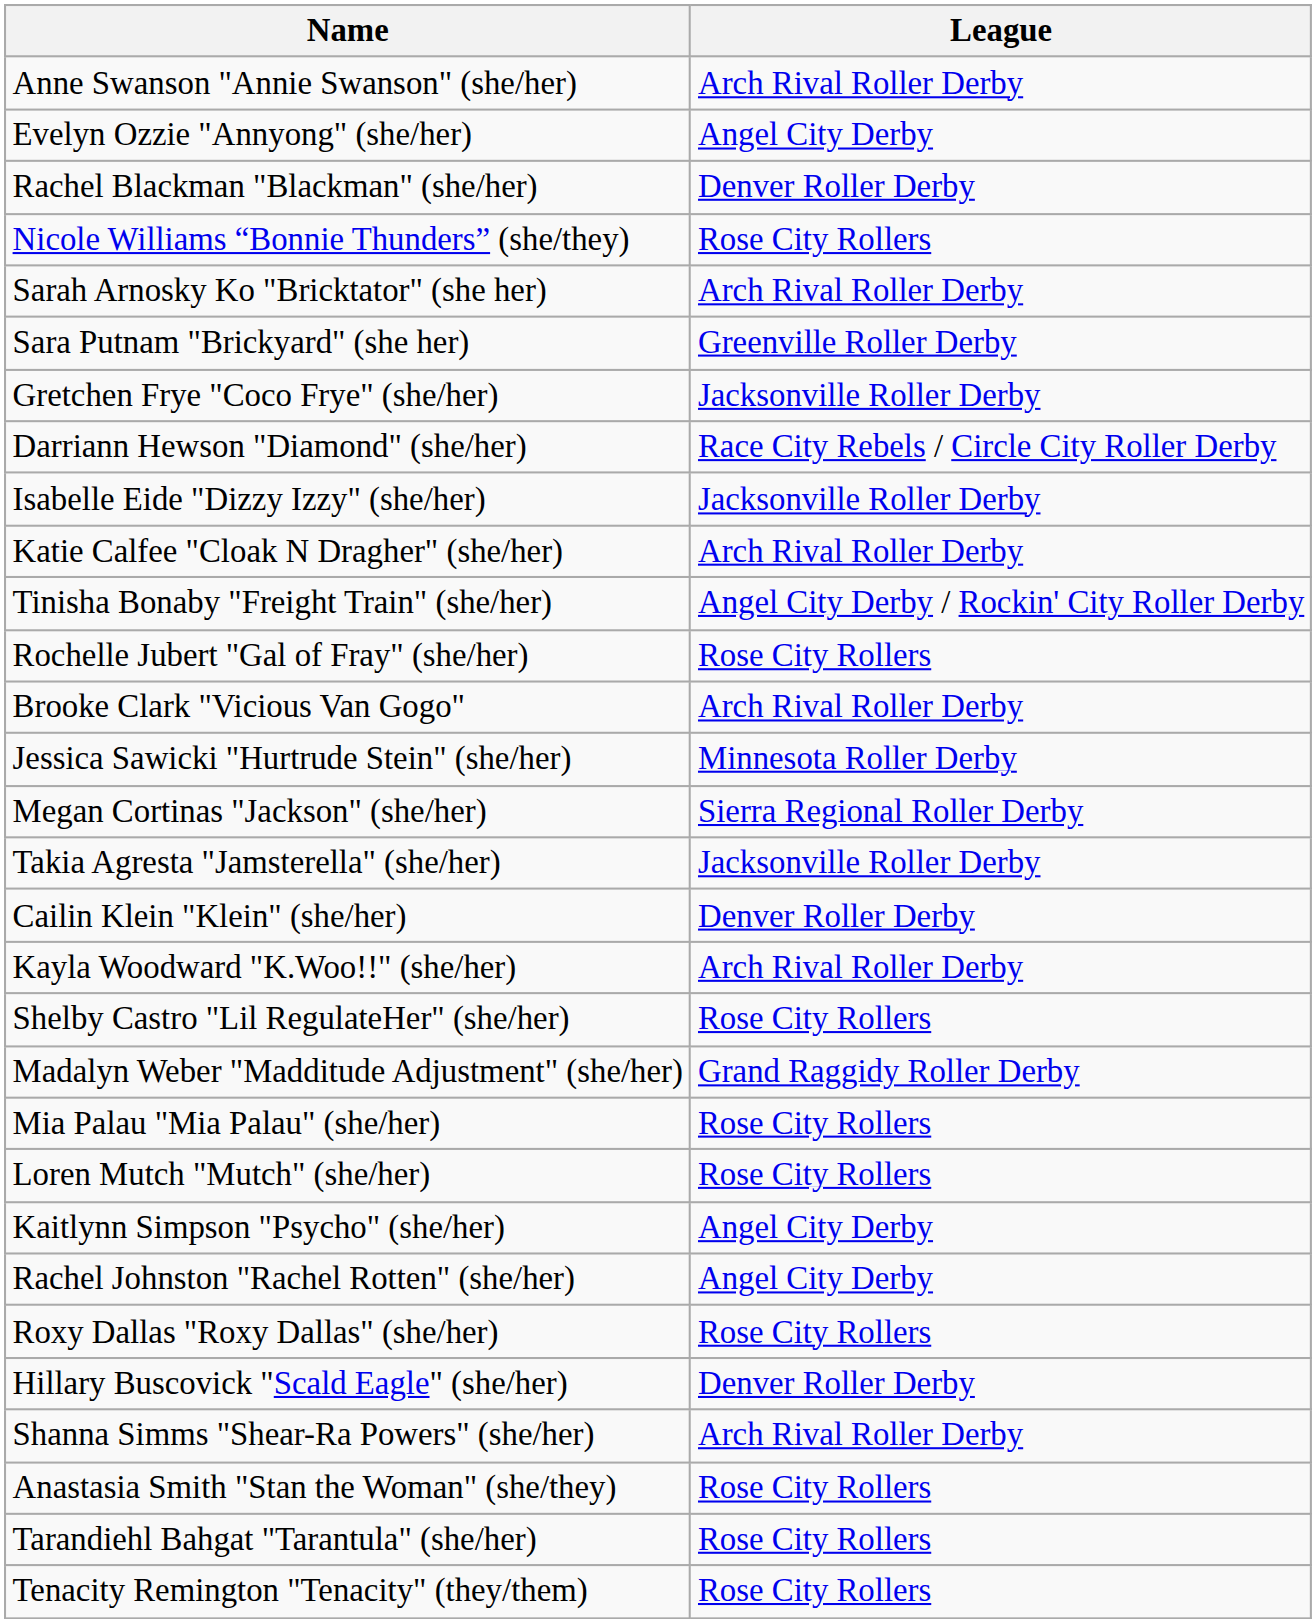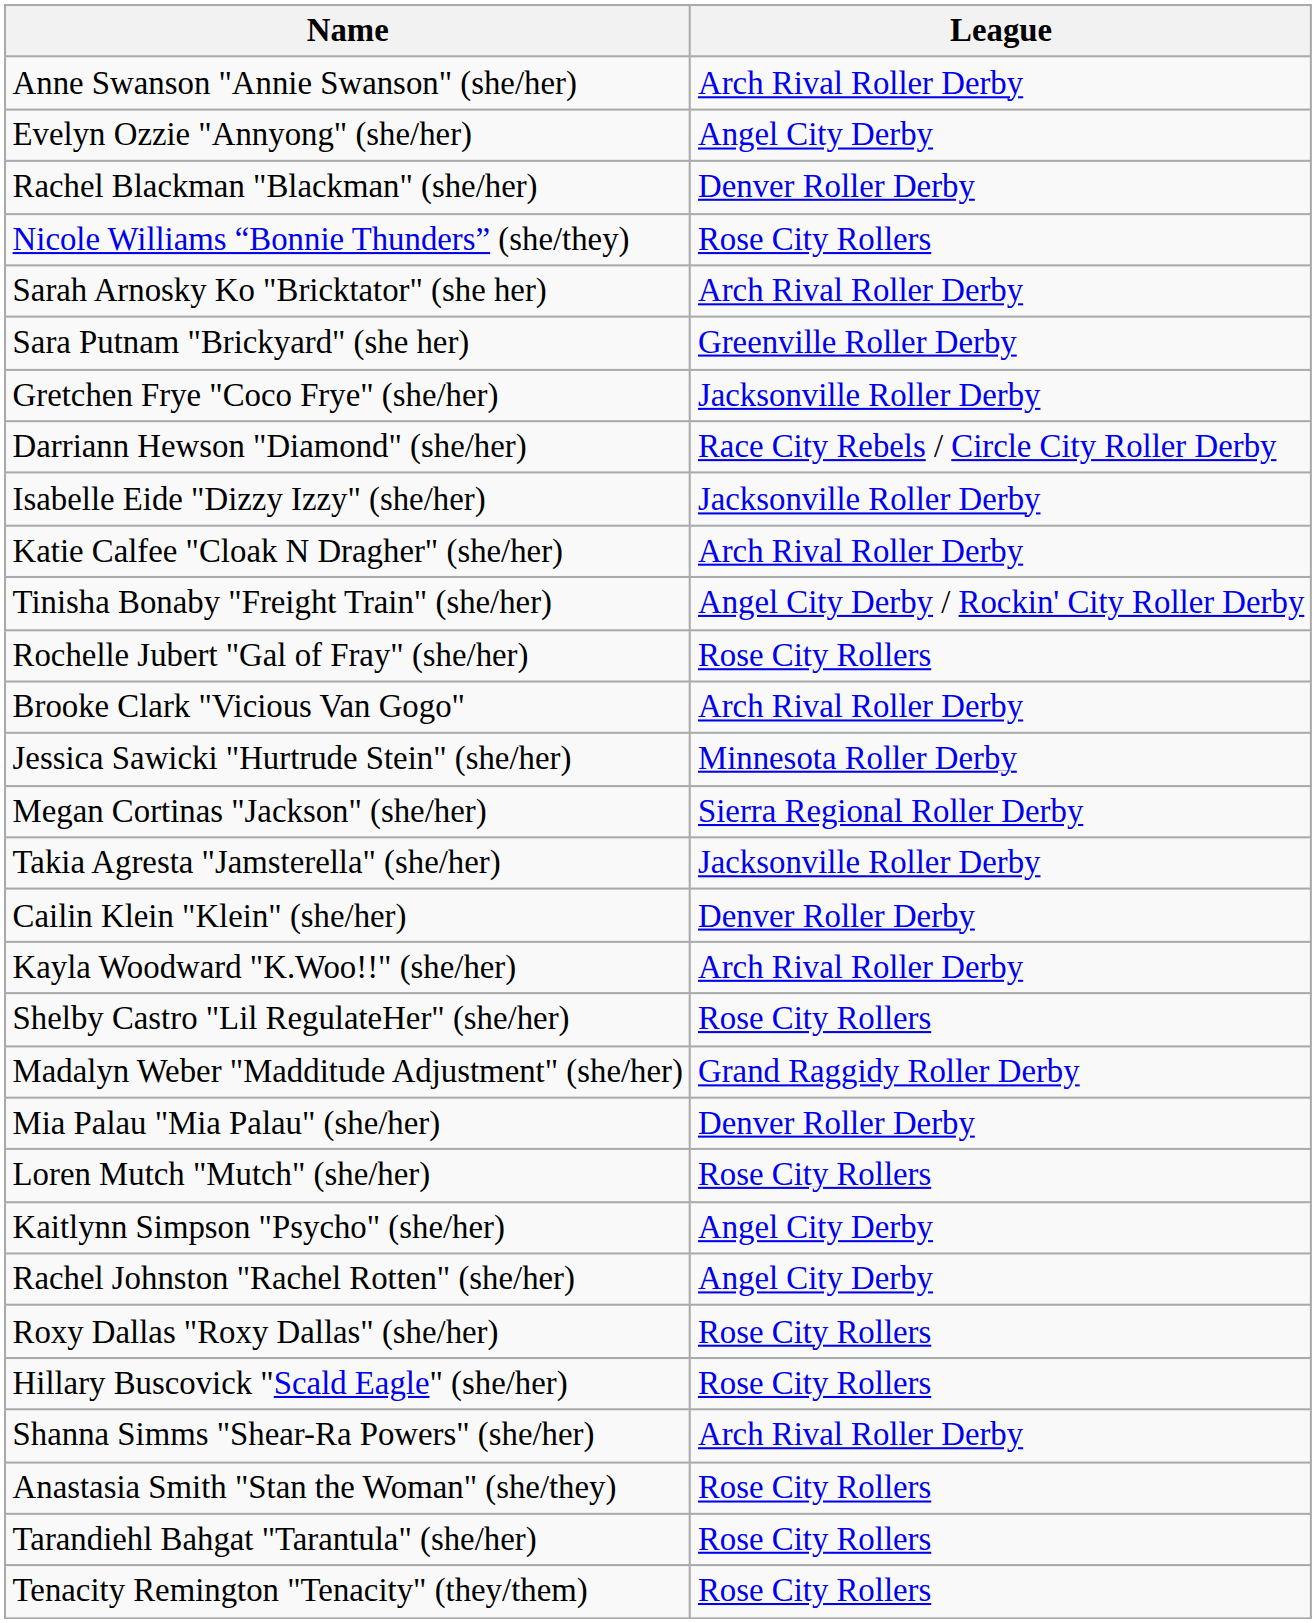(815, 1122) Rose City Rollers -> (836, 1122) Denver Roller Derby
(836, 1382) Denver Roller Derby -> (815, 1382) Rose City Rollers
